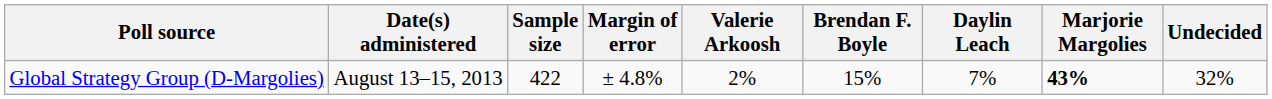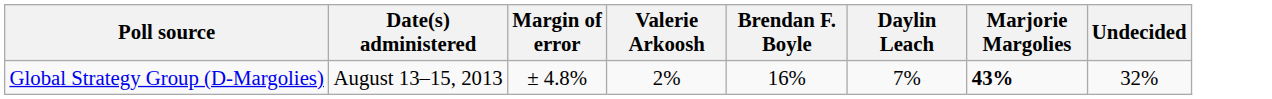- column: (545, 32)
(862, 77) 15% -> (787, 77) 16%
